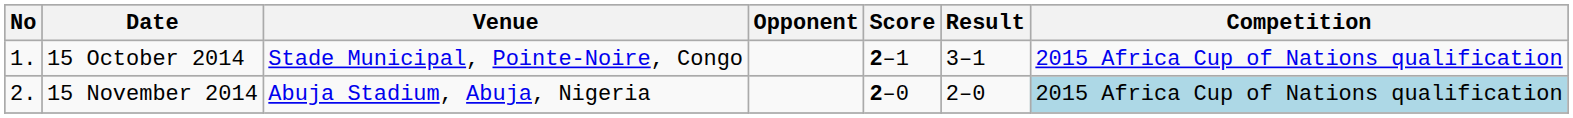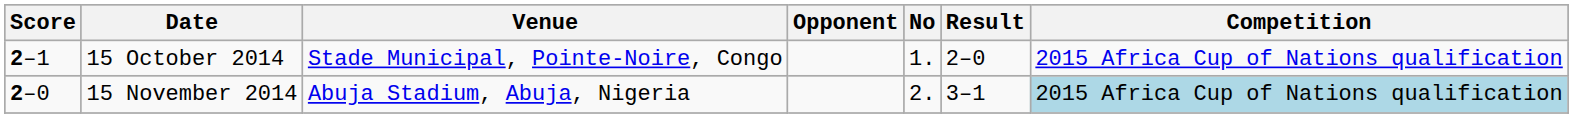columns swapped: (23, 23) <-> (902, 23)
(966, 59) 3–1 -> (966, 59) 2–0
(966, 94) 2–0 -> (966, 94) 3–1
